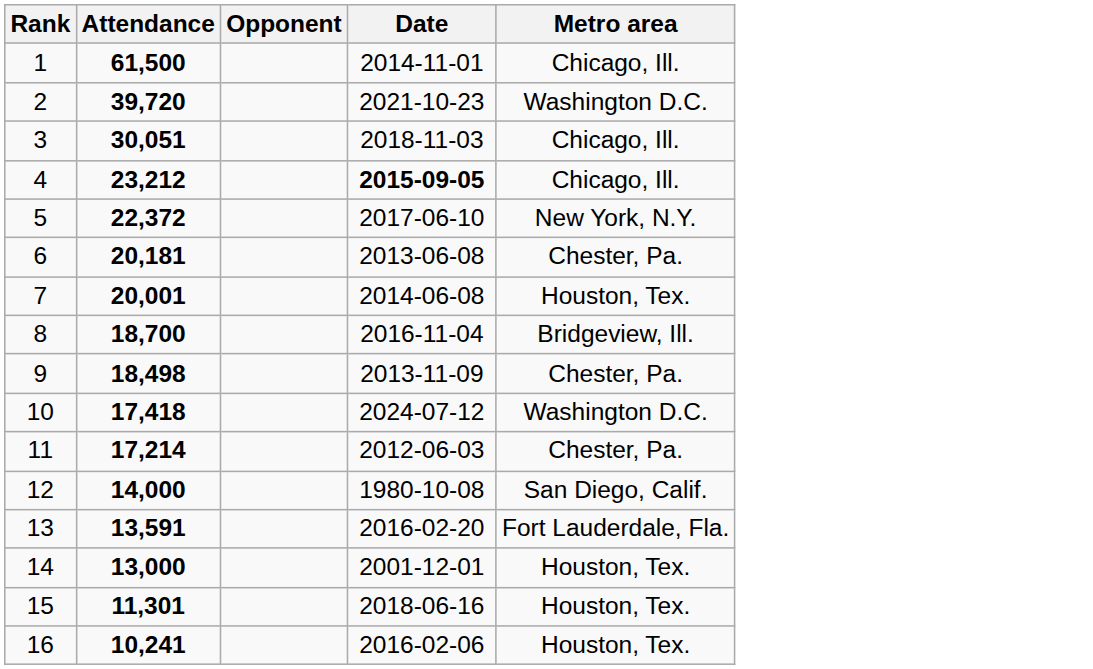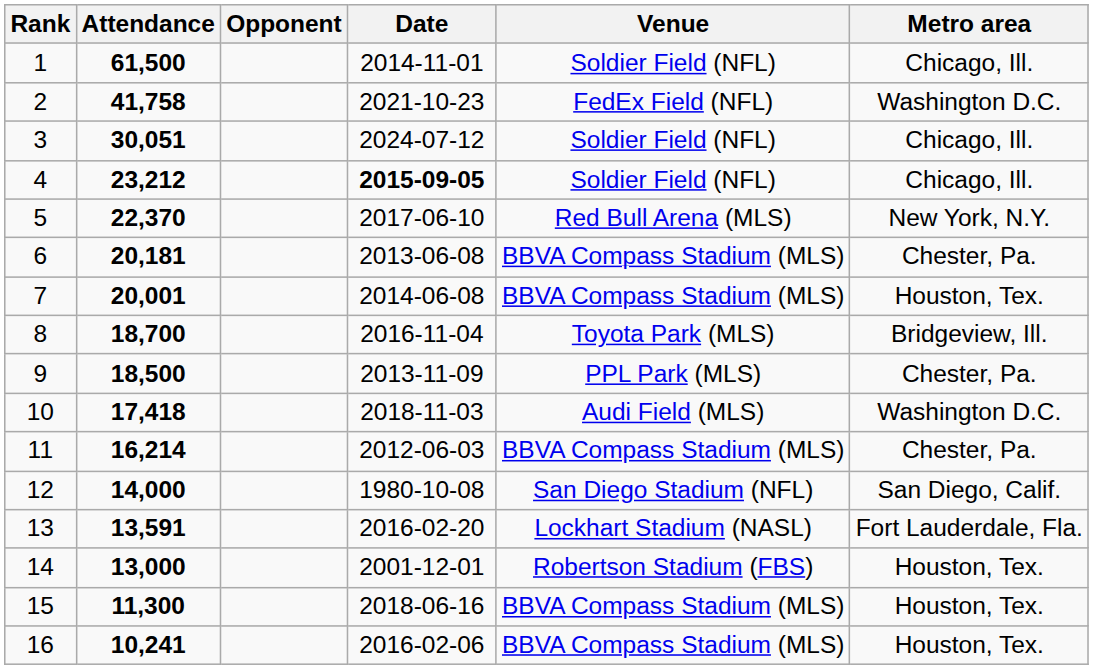+ column: (673, 23)
(148, 101) 39,720 -> (148, 101) 41,758
(422, 140) 2018-11-03 -> (422, 140) 2024-07-12
(148, 218) 22,372 -> (148, 218) 22,370
(148, 373) 18,498 -> (148, 373) 18,500
(422, 412) 2024-07-12 -> (422, 412) 2018-11-03
(148, 450) 17,214 -> (148, 450) 16,214
(148, 606) 11,301 -> (148, 606) 11,300
